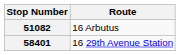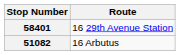rows swapped: (37, 27) <-> (37, 43)
